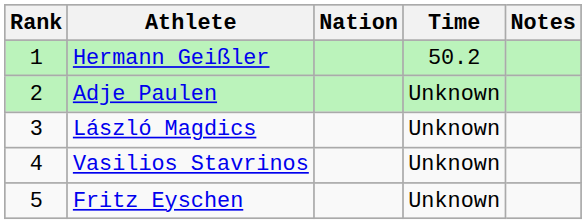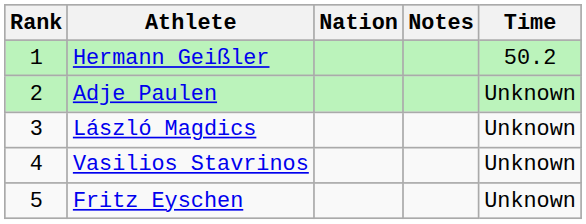columns swapped: (454, 23) <-> (543, 23)
